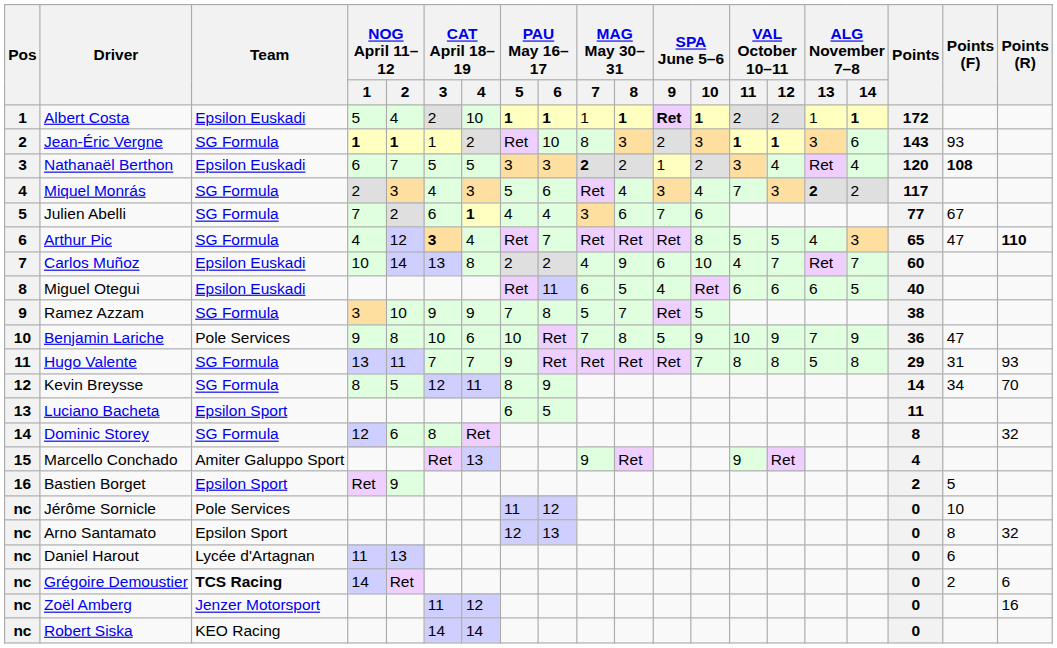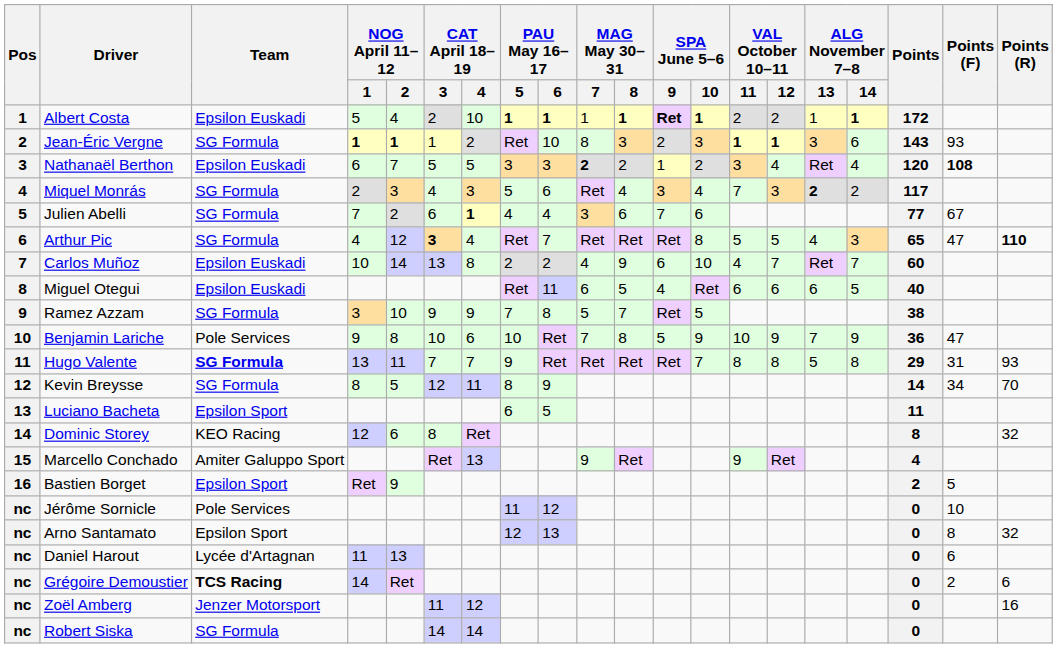(237, 361) normal -> (239, 361) bold
(237, 434) SG Formula -> (238, 434) KEO Racing
(238, 630) KEO Racing -> (237, 630) SG Formula
